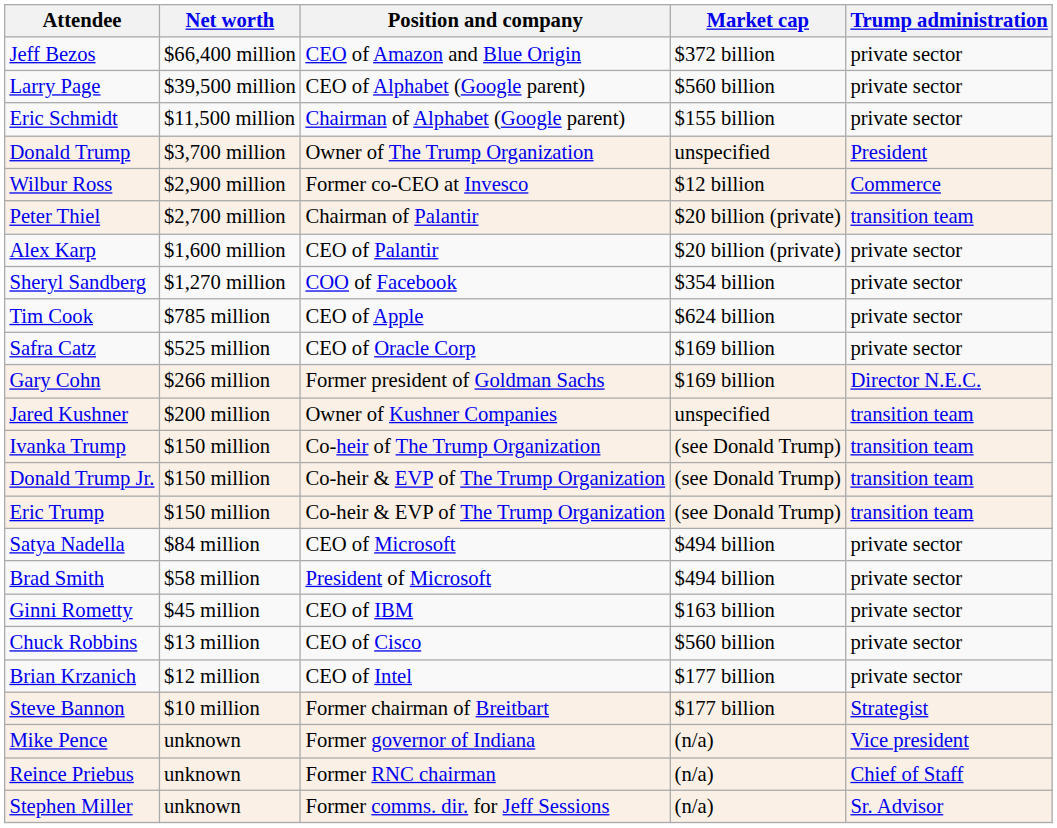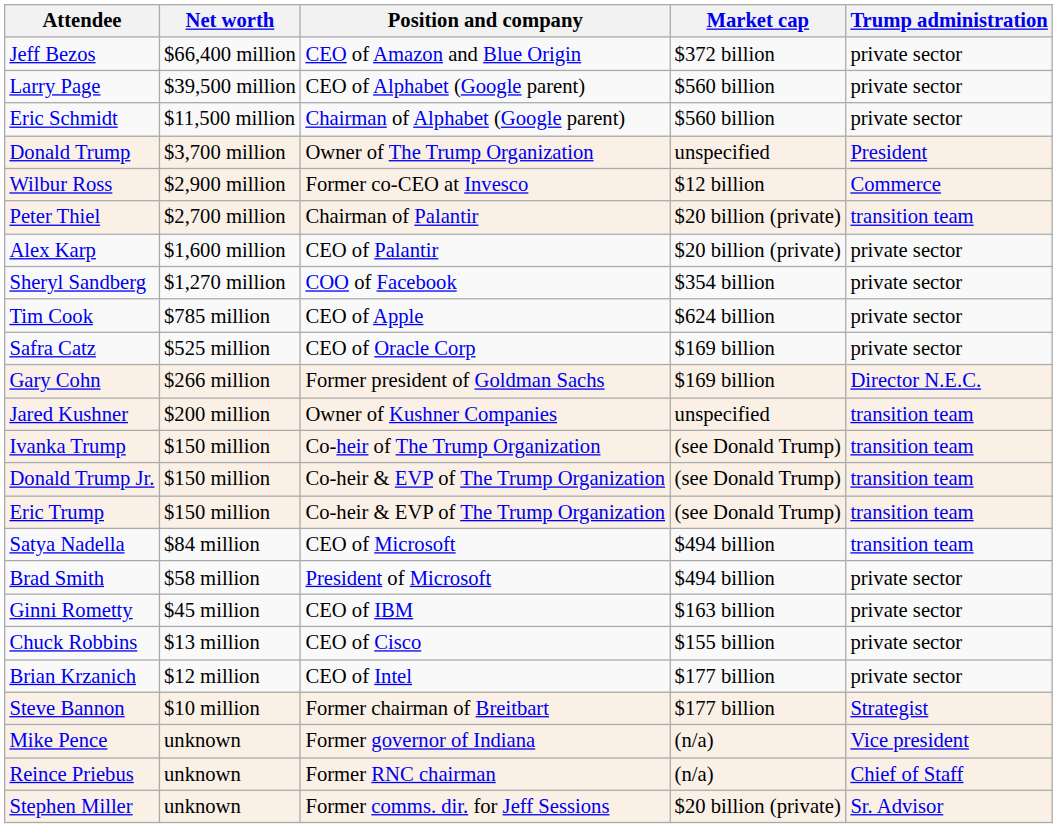(725, 119) $155 billion -> (725, 119) $560 billion
(906, 544) private sector -> (912, 544) transition team
(725, 642) $560 billion -> (725, 642) $155 billion
(694, 806) (n/a) -> (758, 806) $20 billion (private)
